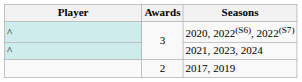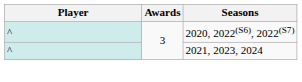- row: (210, 68)
